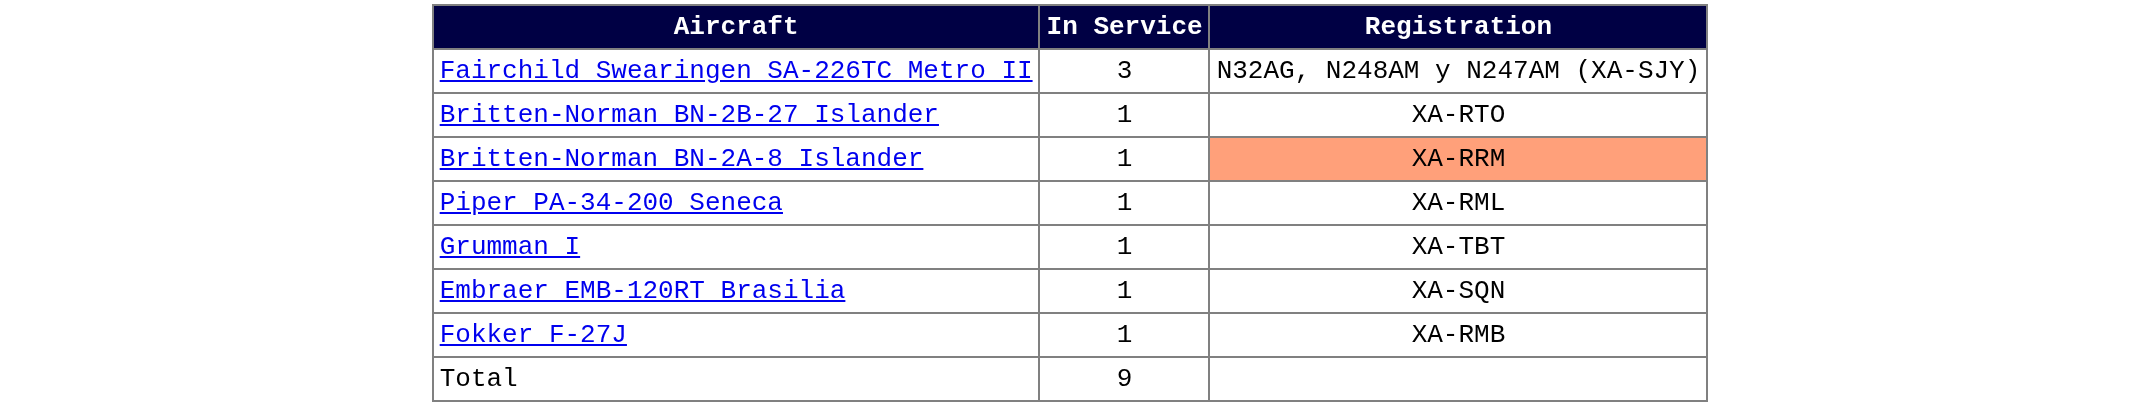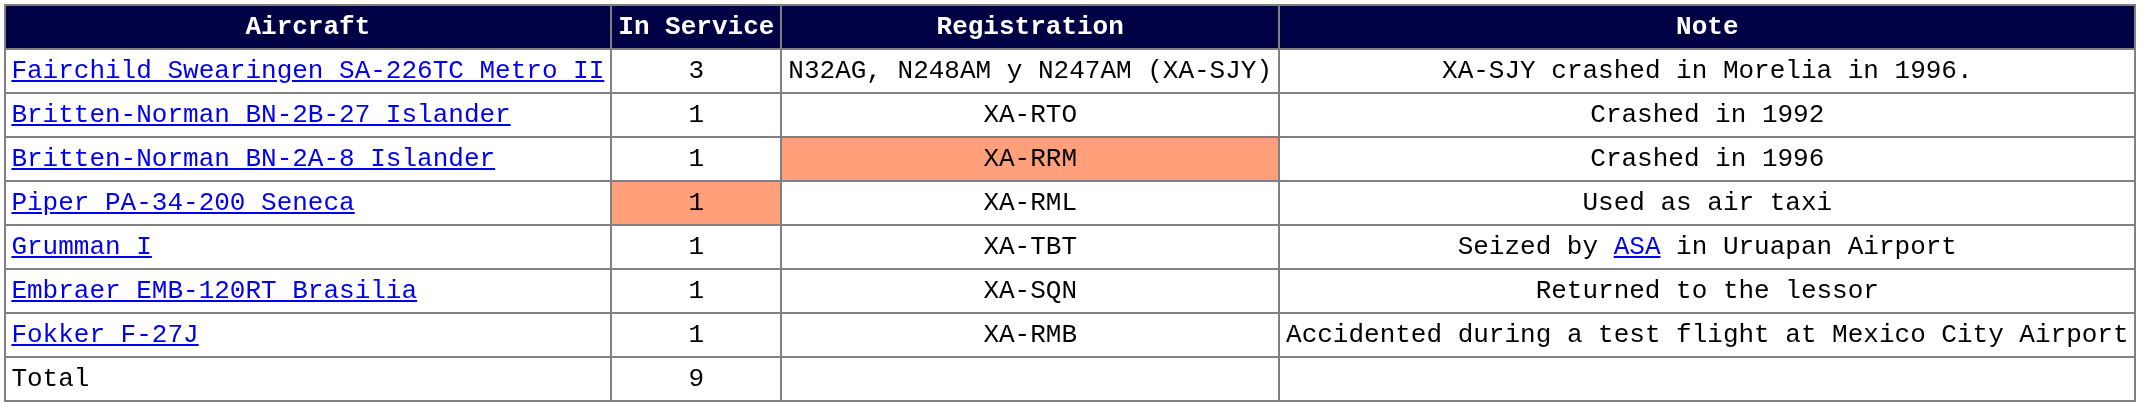+ column: (1707, 27)
(1125, 203) no background -> (696, 203) lightsalmon background
